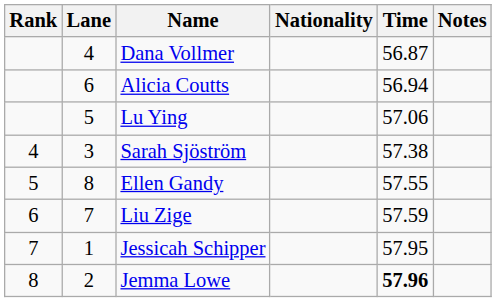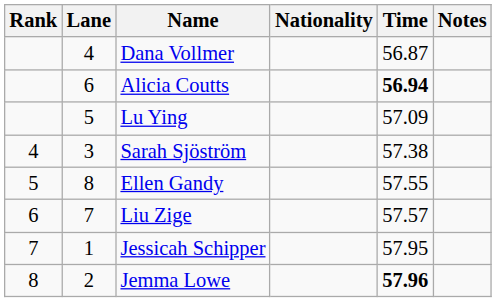(405, 85) normal -> (405, 85) bold
(405, 118) 57.06 -> (405, 118) 57.09
(405, 215) 57.59 -> (405, 215) 57.57
